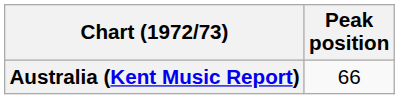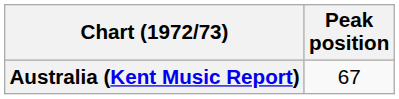(349, 76) 66 -> (349, 76) 67
